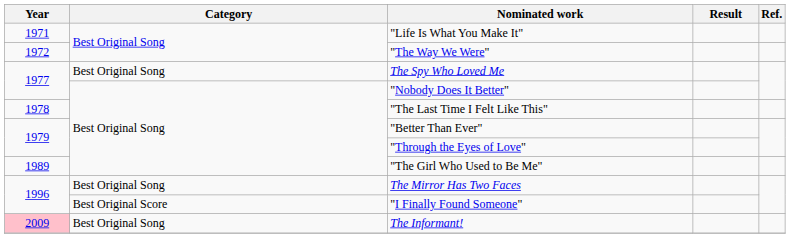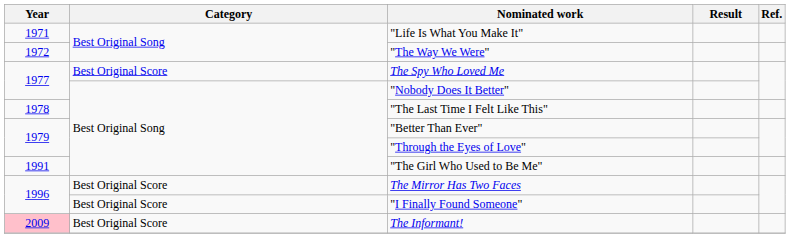(119, 71) Best Original Song -> (120, 71) Best Original Score
(37, 166) 1989 -> (37, 166) 1991
(119, 185) Best Original Song -> (120, 185) Best Original Score
(119, 223) Best Original Song -> (120, 223) Best Original Score
